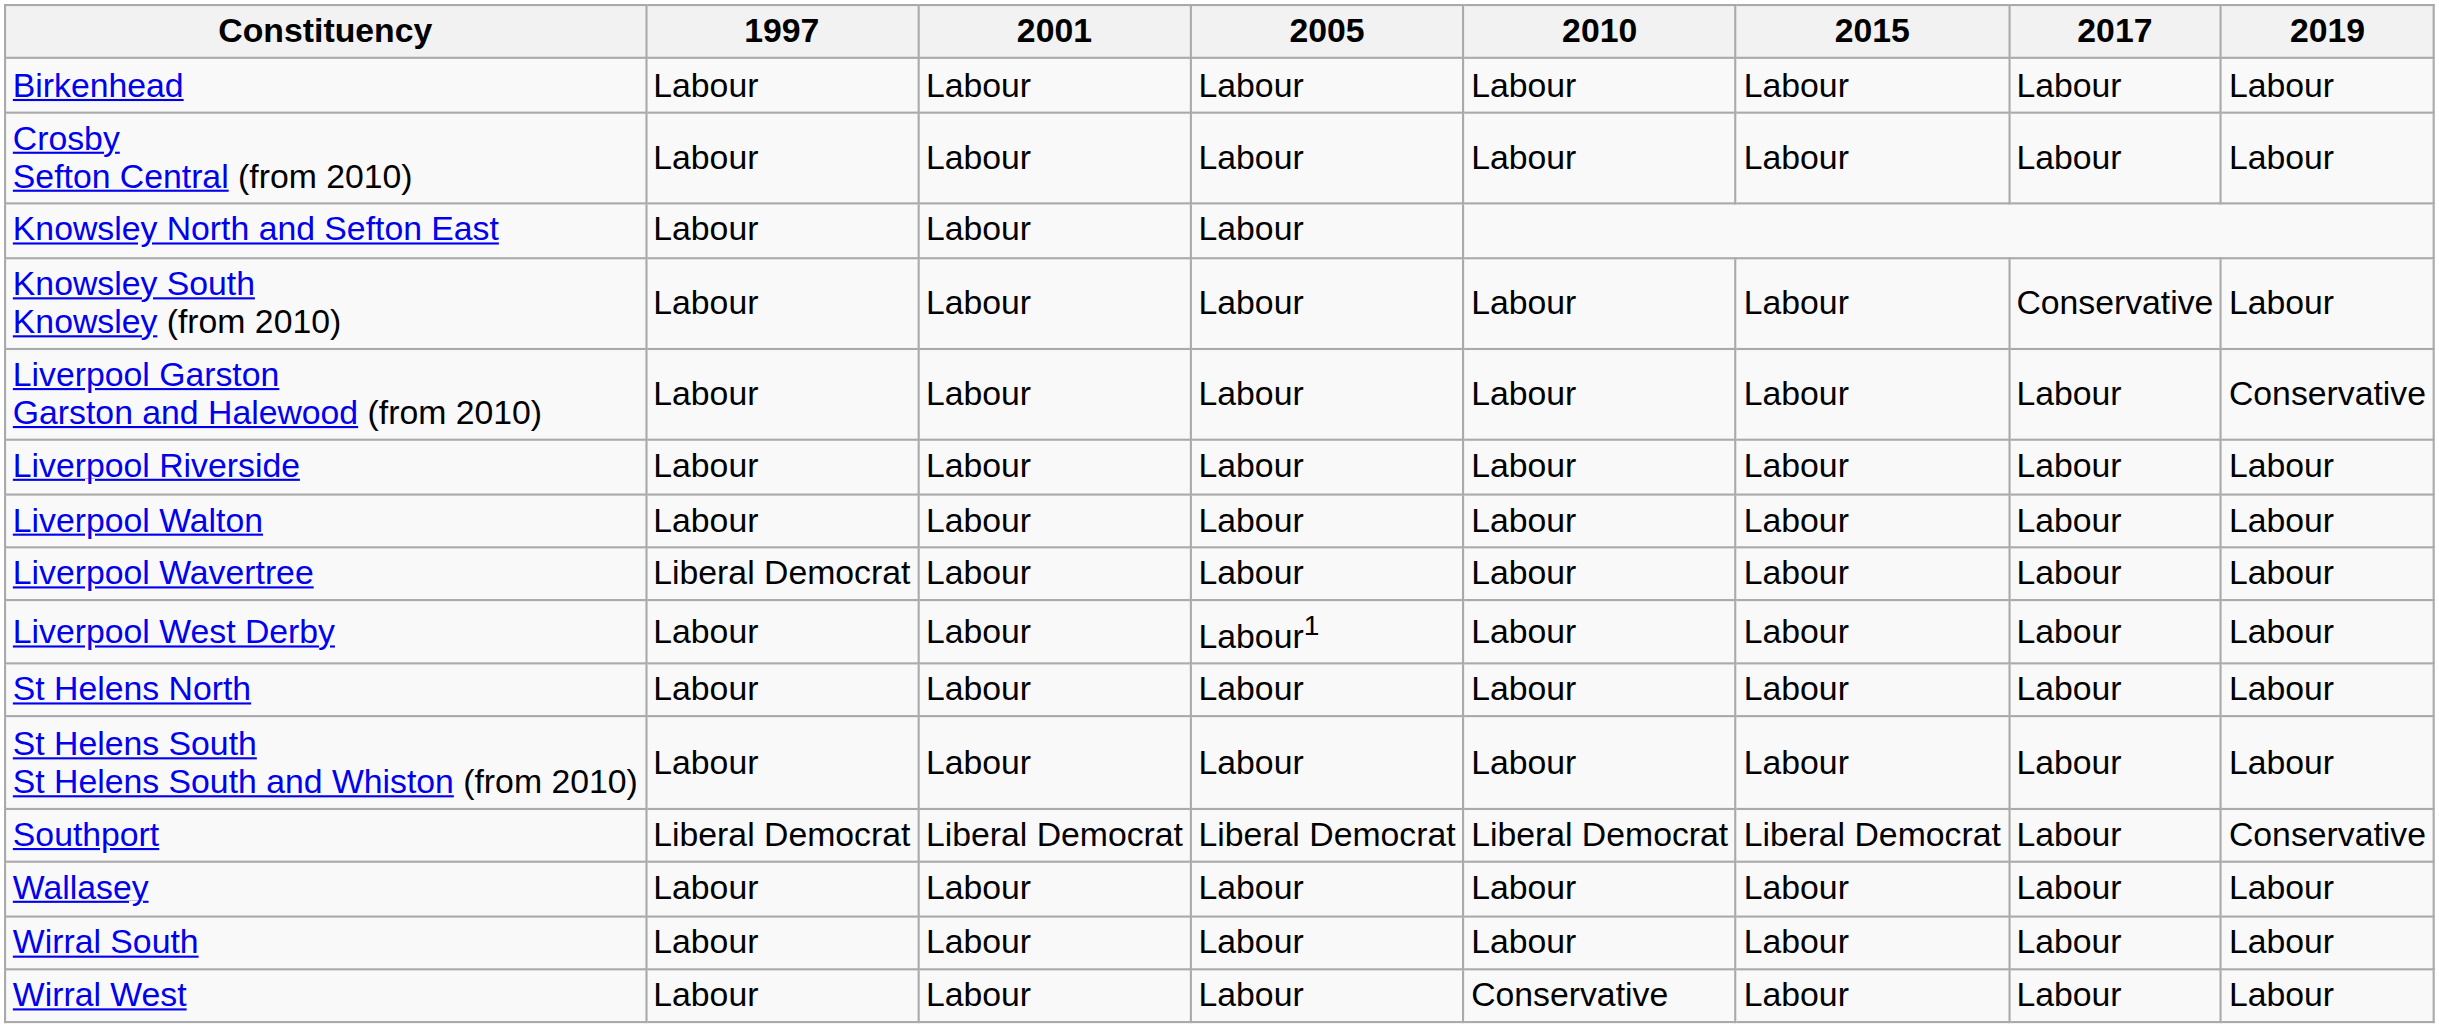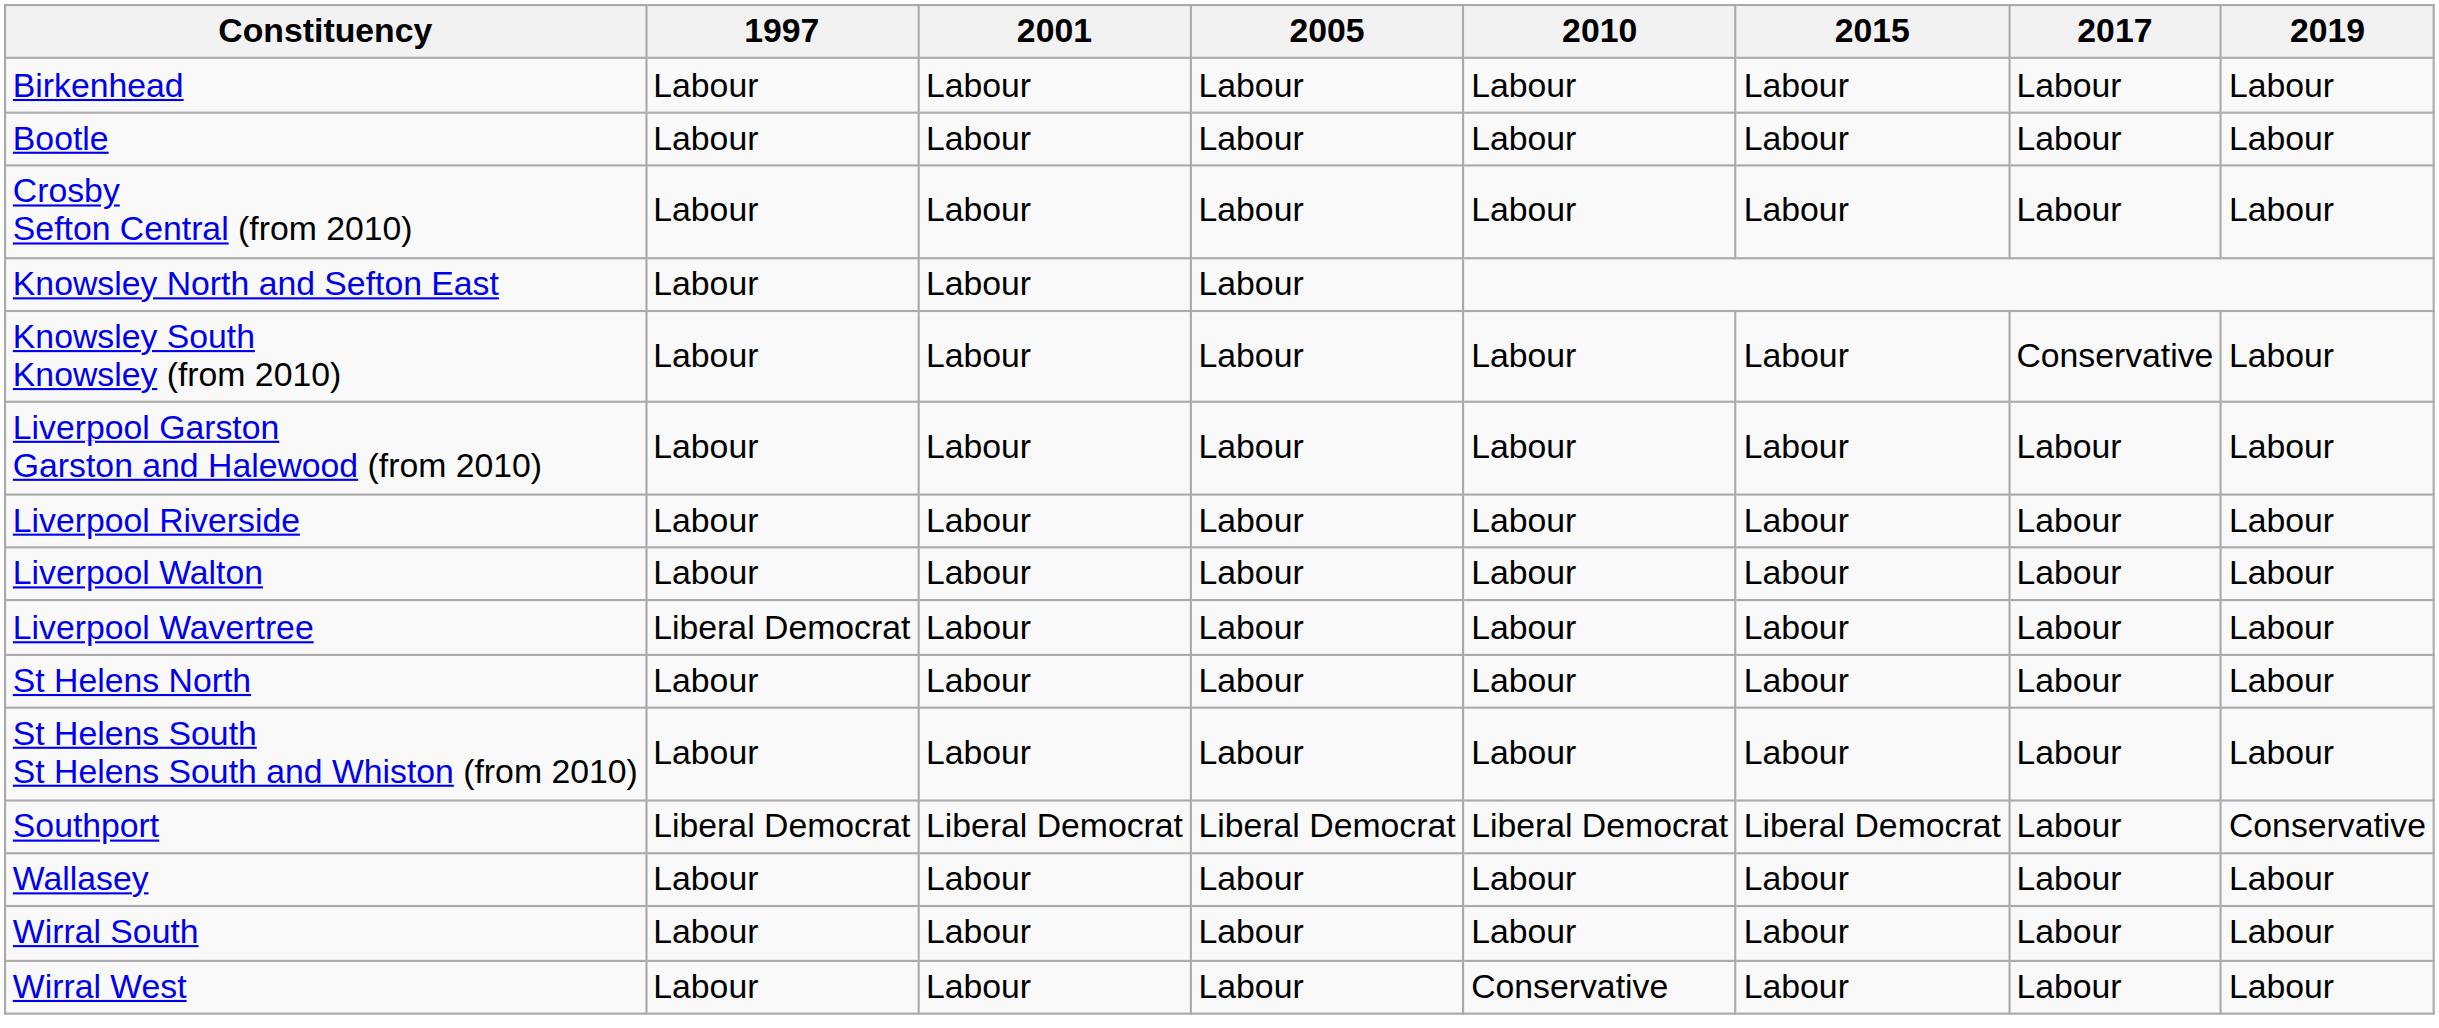+ row: (61, 138)
(2327, 393) Conservative -> (2282, 447) Labour
- row: (174, 631)
